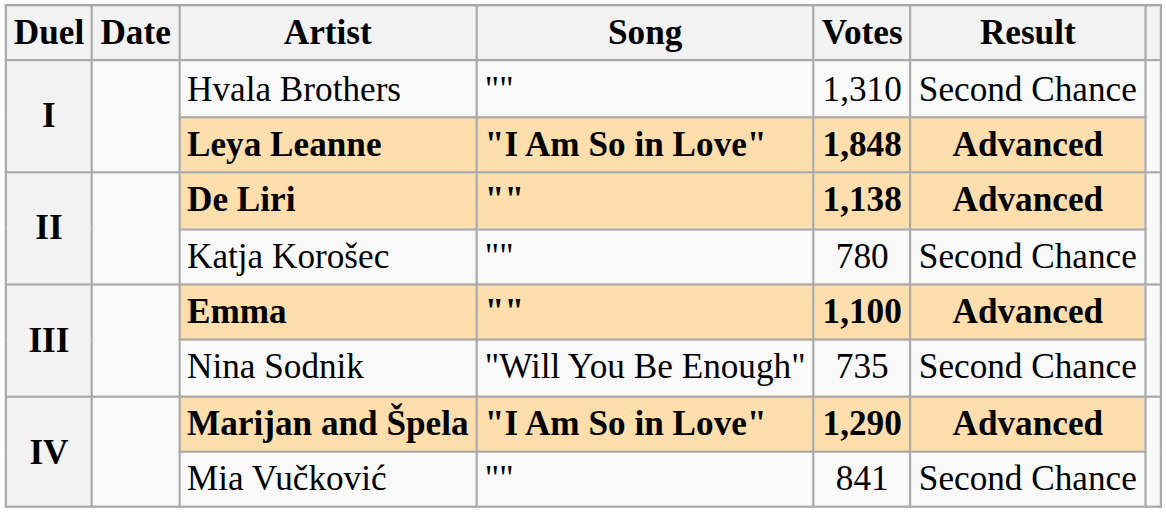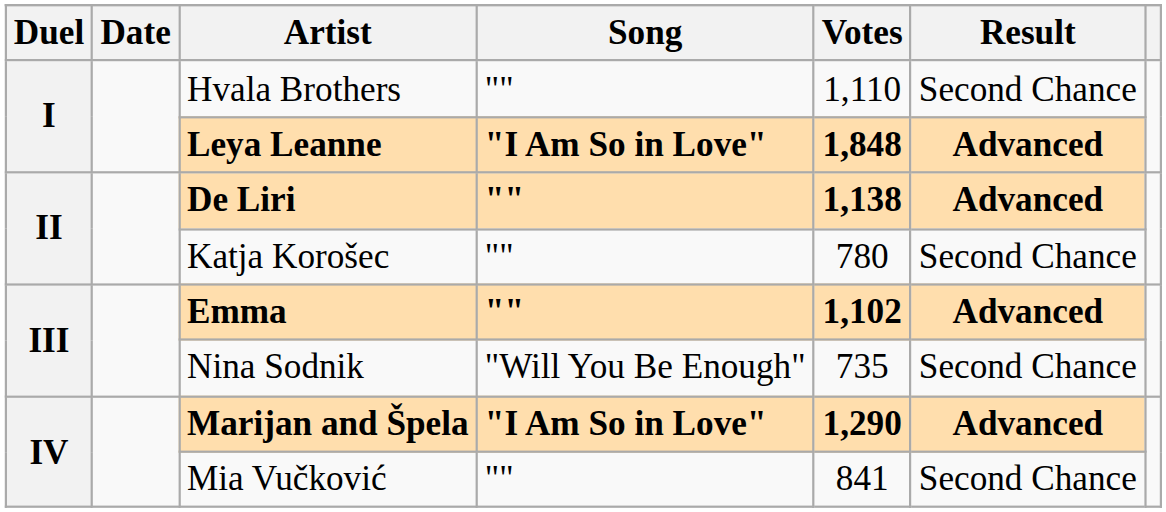(862, 88) 1,310 -> (862, 88) 1,110
(862, 311) 1,100 -> (862, 311) 1,102
